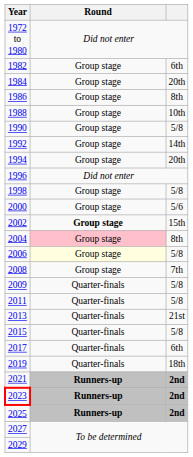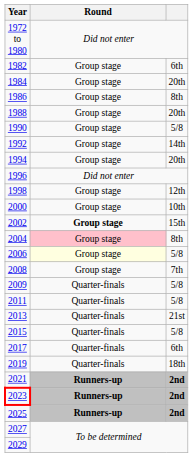(177, 113) 10th -> (177, 113) 20th
(177, 191) 5/8 -> (177, 191) 12th
(177, 207) 5/6 -> (177, 207) 10th
